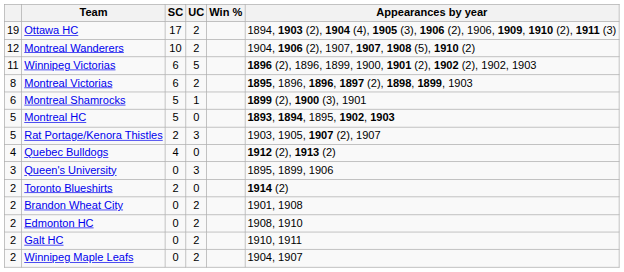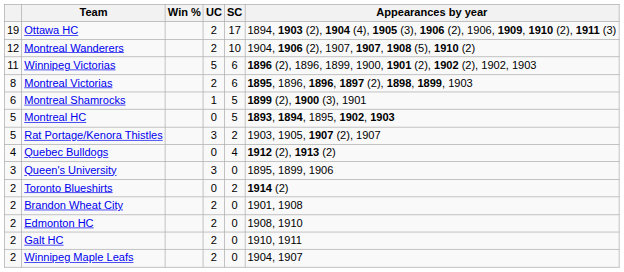columns swapped: (176, 13) <-> (226, 13)
